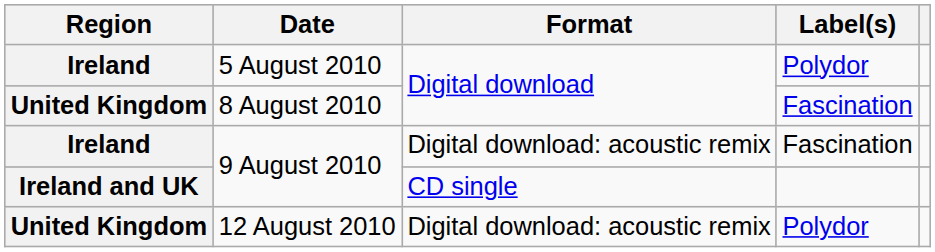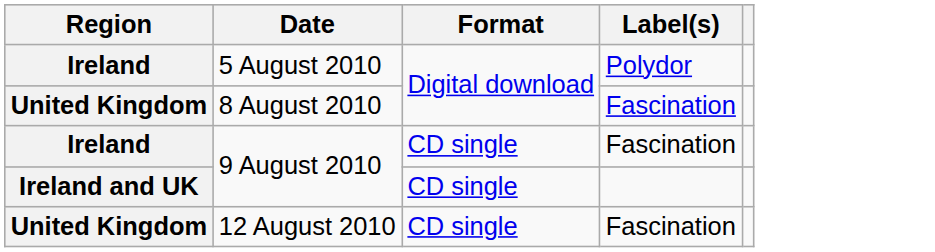(589, 145) Digital download: acoustic remix -> (463, 145) CD single
(589, 226) Digital download: acoustic remix -> (463, 226) CD single
(826, 226) Polydor -> (671, 226) Fascination
